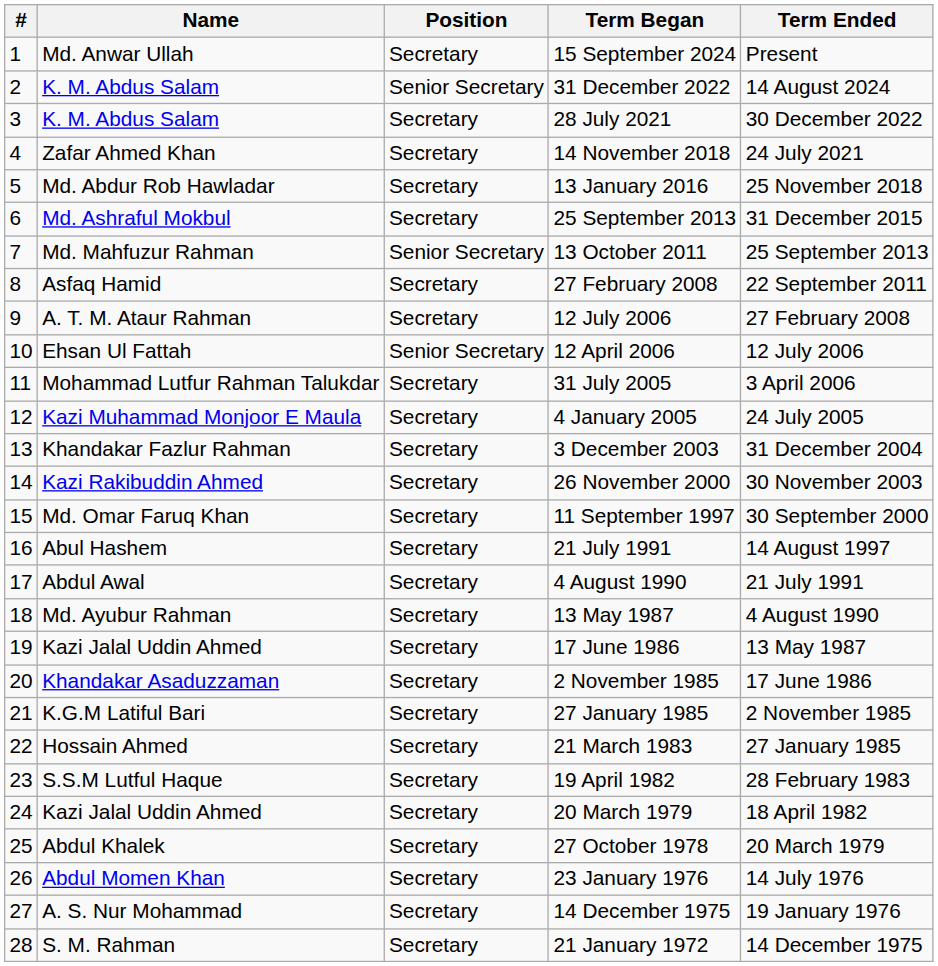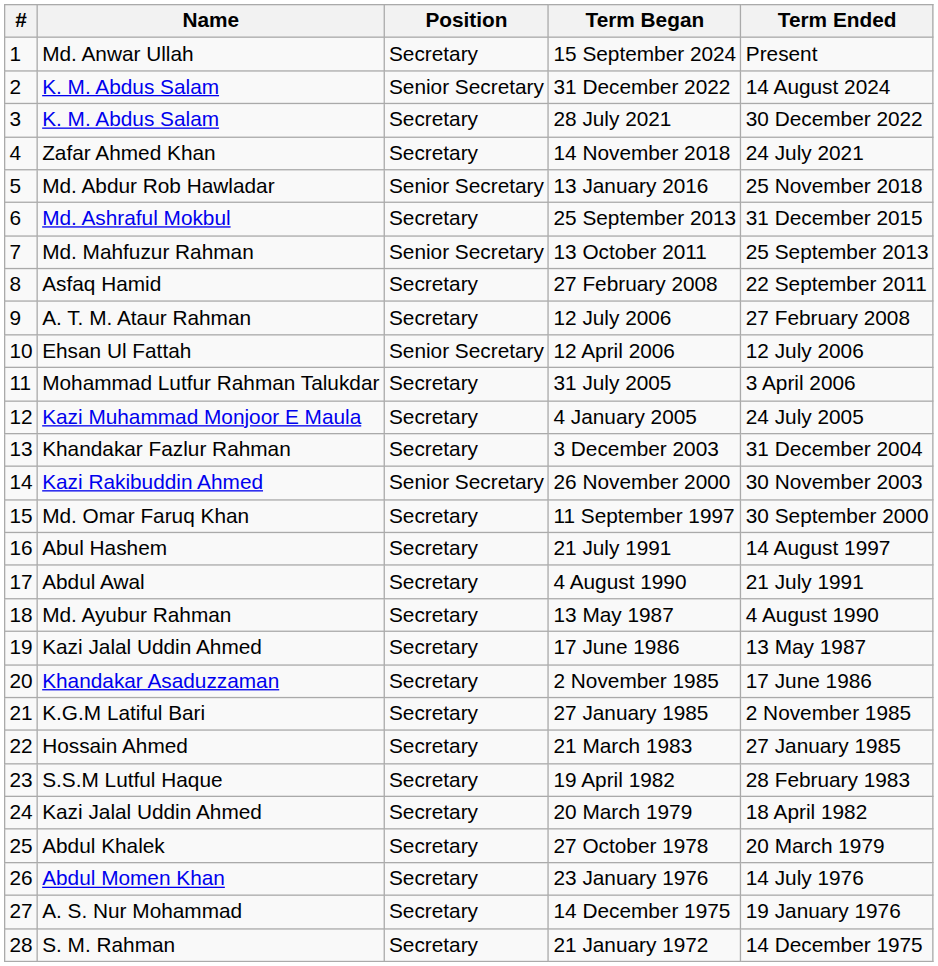(433, 185) Secretary -> (466, 185) Senior Secretary
(433, 482) Secretary -> (466, 482) Senior Secretary
